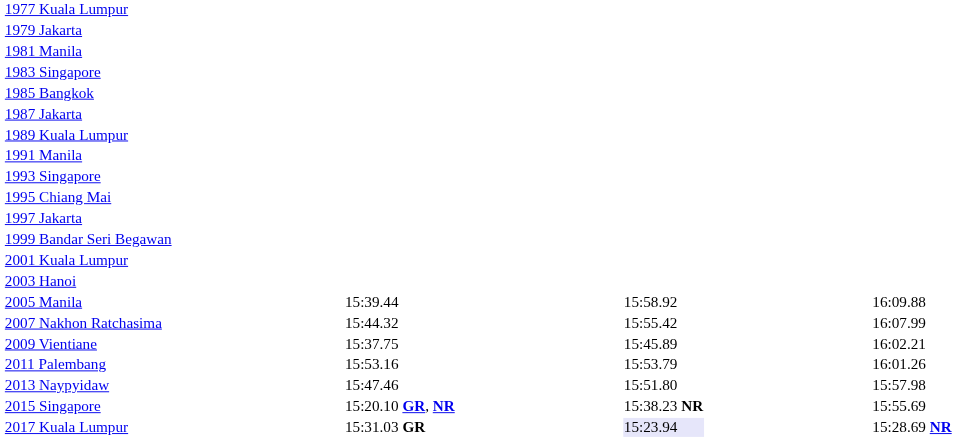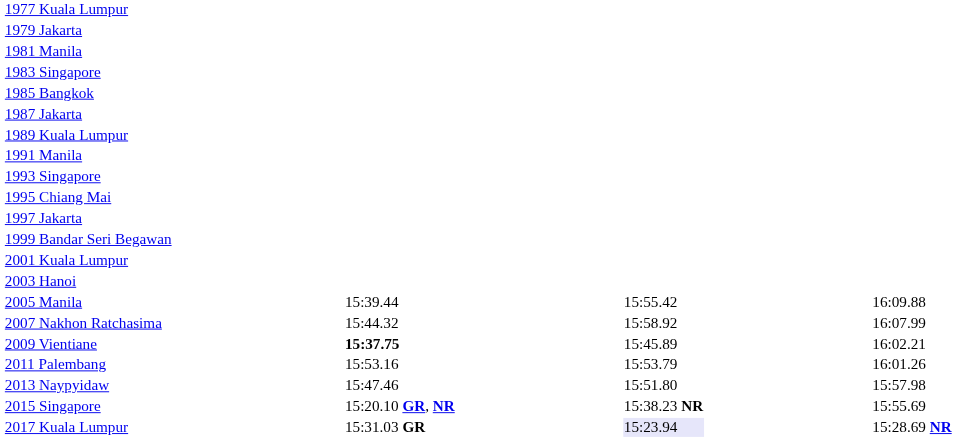(651, 302) 15:58.92 -> (651, 302) 15:55.42
(651, 322) 15:55.42 -> (651, 322) 15:58.92
(372, 343) normal -> (372, 343) bold
